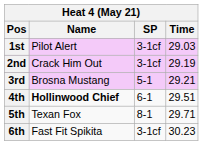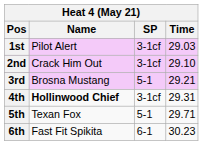(182, 64) 29.19 -> (182, 64) 29.10
(145, 98) 6-1 -> (149, 98) 3-1cf
(182, 98) 29.51 -> (182, 98) 29.31
(145, 115) 8-1 -> (145, 115) 5-1
(149, 132) 3-1cf -> (145, 132) 6-1
